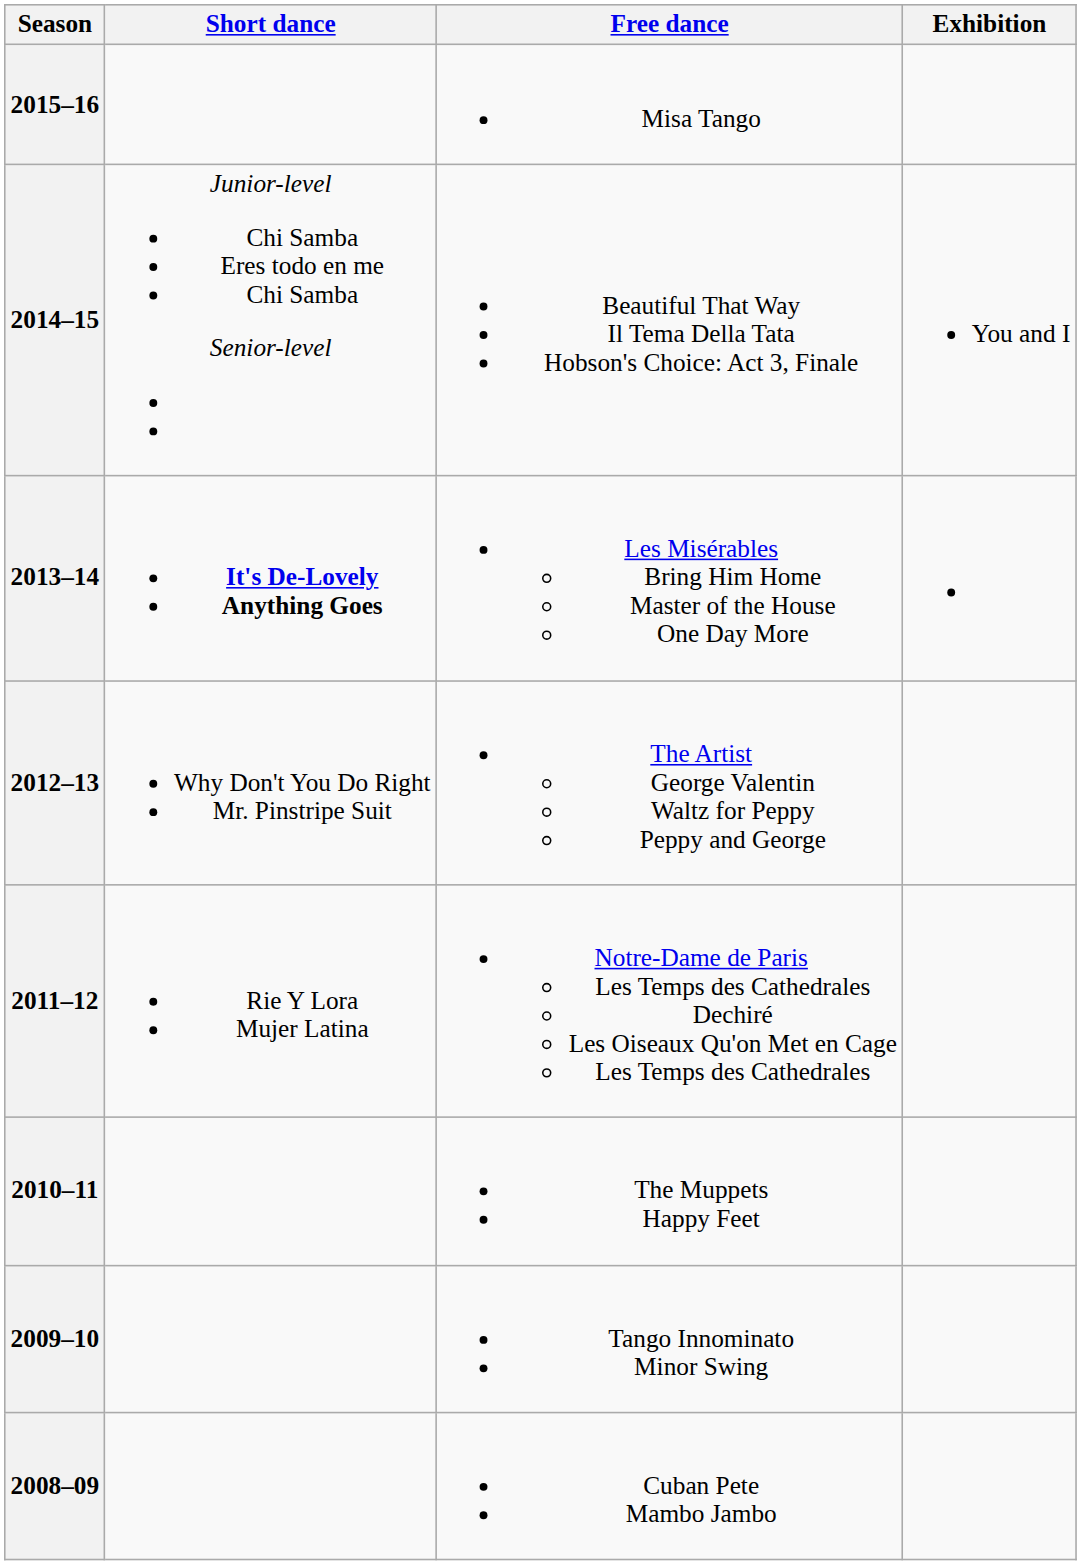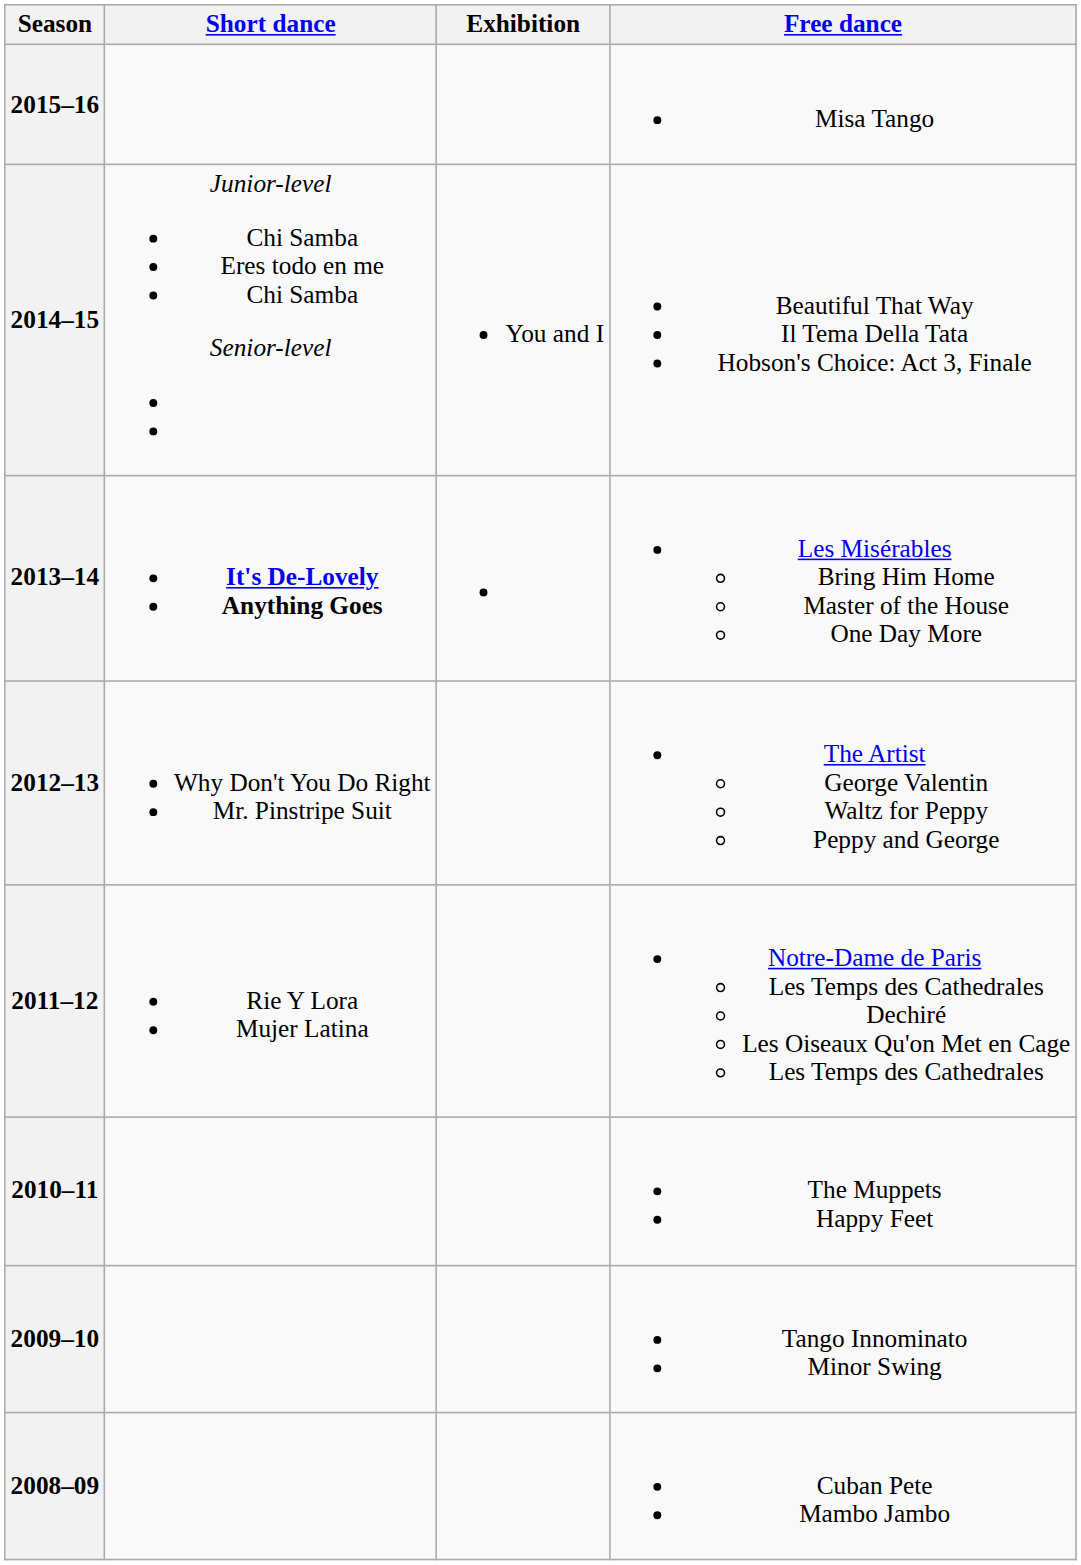columns swapped: (670, 24) <-> (989, 24)
